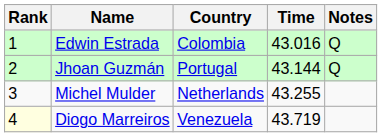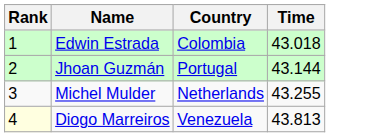- column: (351, 17)
(296, 43) 43.016 -> (296, 43) 43.018
(296, 119) 43.719 -> (296, 119) 43.813
